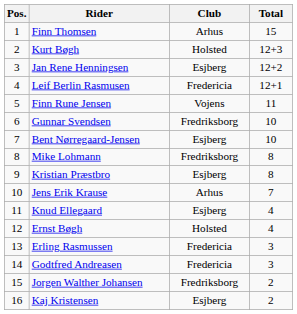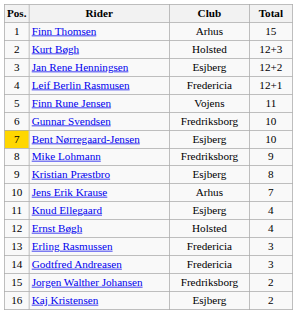(17, 139) no background -> (17, 139) gold background
(271, 156) 8 -> (271, 156) 9
